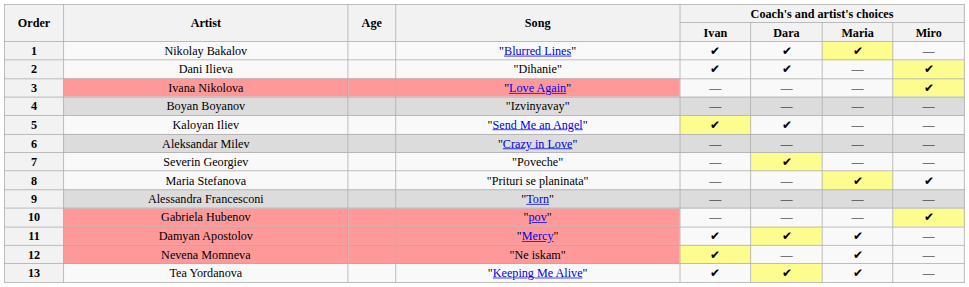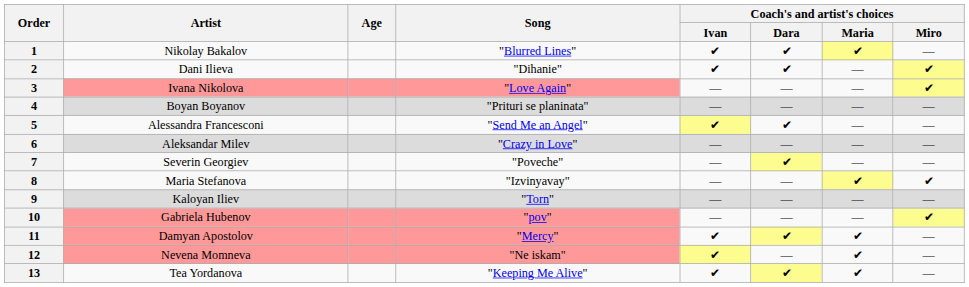(538, 106) "Izvinyavay" -> (538, 106) "Prituri se planinata"
(206, 125) Kaloyan Iliev -> (206, 125) Alessandra Francesconi
(538, 180) "Prituri se planinata" -> (538, 180) "Izvinyavay"
(206, 199) Alessandra Francesconi -> (206, 199) Kaloyan Iliev
